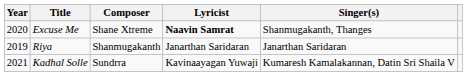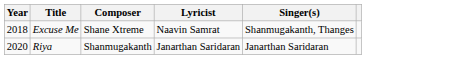(17, 29) 2020 -> (17, 29) 2018
(200, 29) bold -> (188, 29) normal
(17, 46) 2019 -> (17, 46) 2020
- row: (60, 63)
